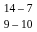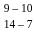rows swapped: (18, 8) <-> (18, 24)
